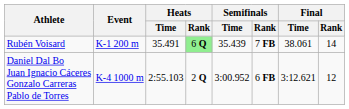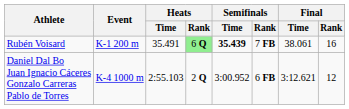(232, 44) normal -> (232, 44) bold
(331, 44) 14 -> (331, 44) 16
